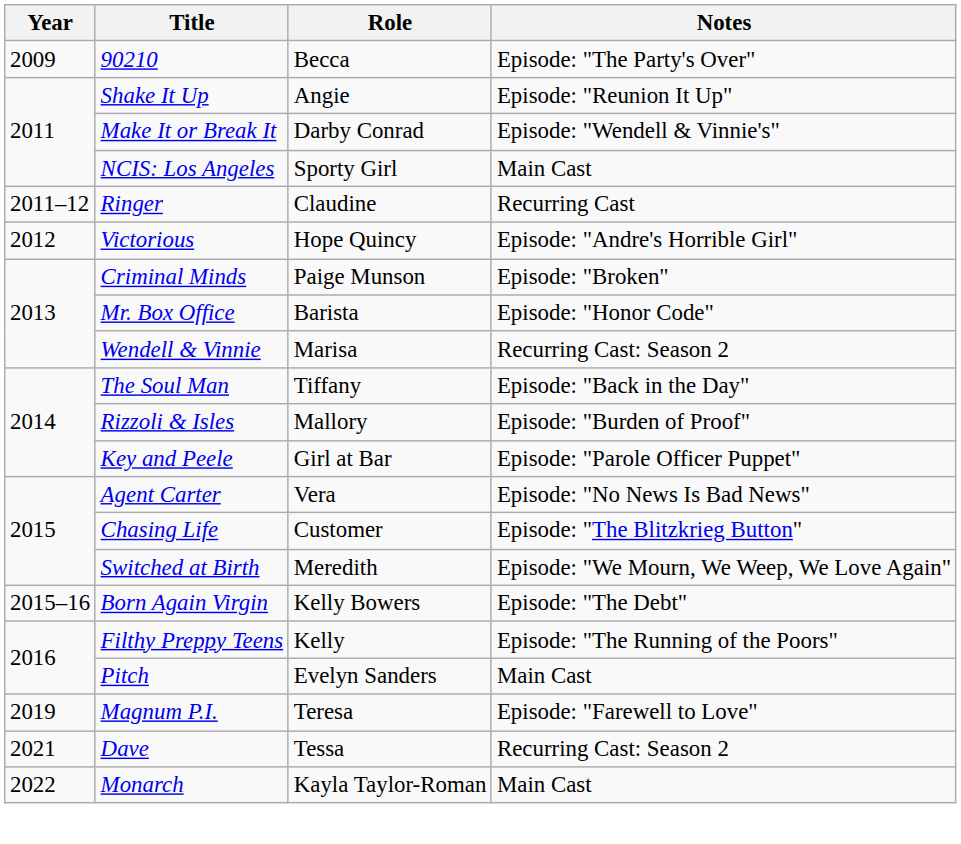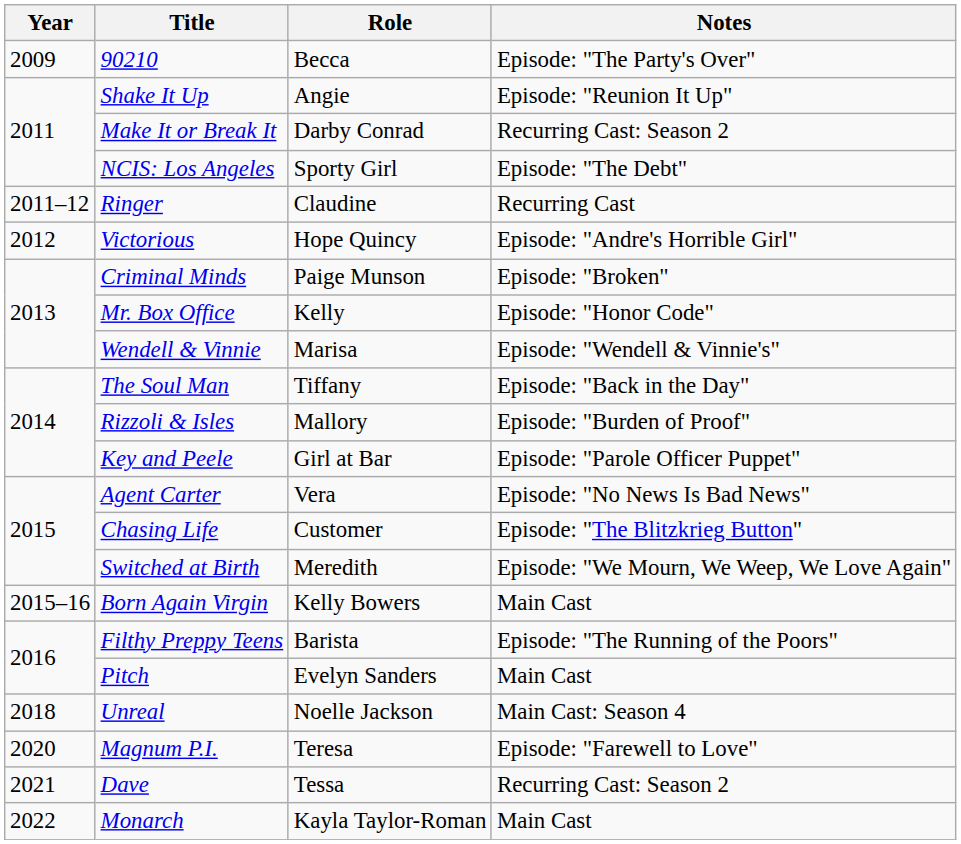(638, 131) Episode: "Wendell & Vinnie's" -> (613, 131) Recurring Cast: Season 2
(544, 167) Main Cast -> (592, 167) Episode: "The Debt"
(326, 312) Barista -> (319, 312) Kelly
(613, 349) Recurring Cast: Season 2 -> (638, 349) Episode: "Wendell & Vinnie's"
(592, 603) Episode: "The Debt" -> (544, 603) Main Cast
(319, 639) Kelly -> (326, 639) Barista
+ row: (133, 712)
(33, 712) 2019 -> (33, 748) 2020
